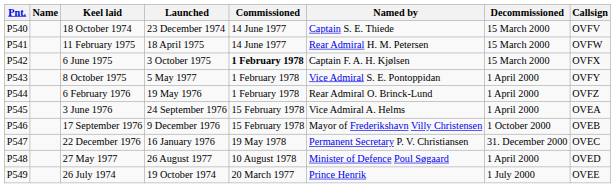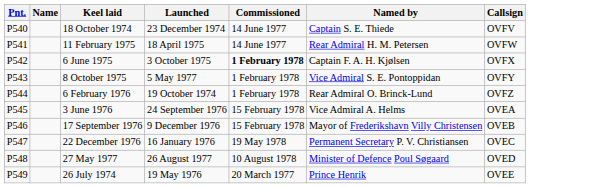- column: (527, 12)
(174, 93) 19 May 1976 -> (182, 93) 19 October 1974
(182, 175) 19 October 1974 -> (174, 175) 19 May 1976
